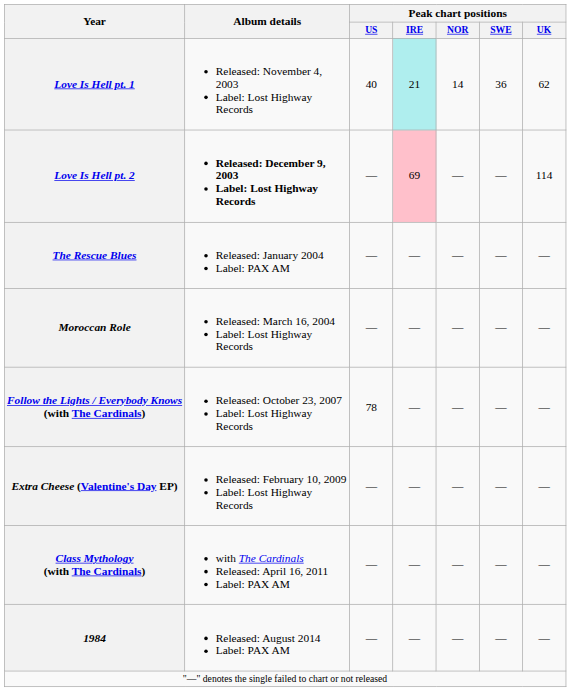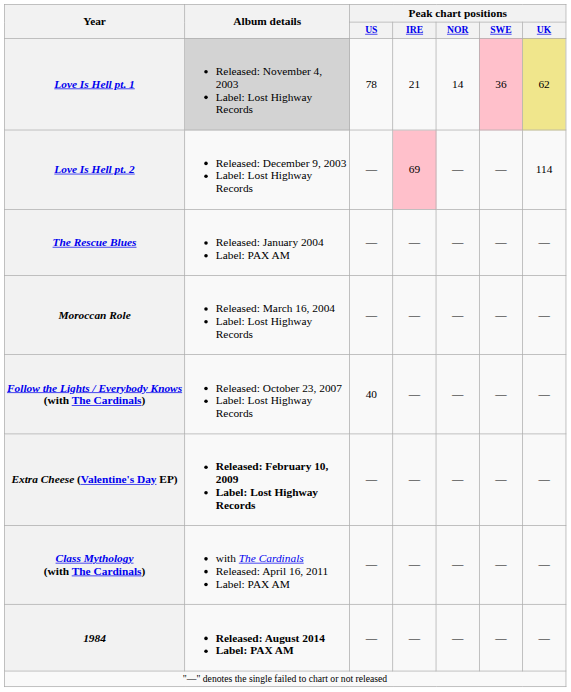(267, 91) no background -> (267, 91) lightgrey background
(371, 84) 40 -> (371, 84) 78
(415, 84) paleturquoise background -> (415, 84) no background
(501, 84) no background -> (501, 84) pink background
(544, 84) no background -> (544, 84) khaki background
(267, 182) bold -> (267, 176) normal
(371, 407) 78 -> (371, 394) 40
(267, 492) normal -> (267, 486) bold
(267, 644) normal -> (267, 644) bold
